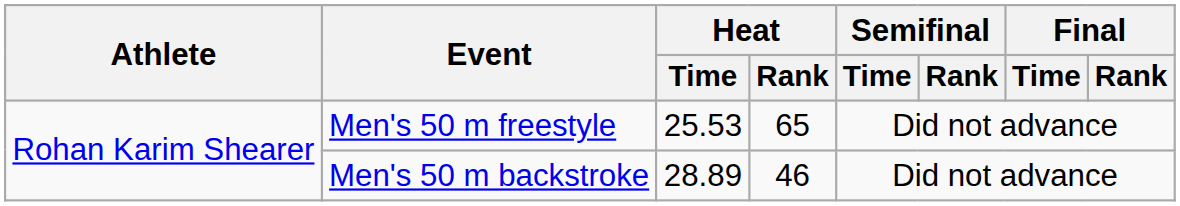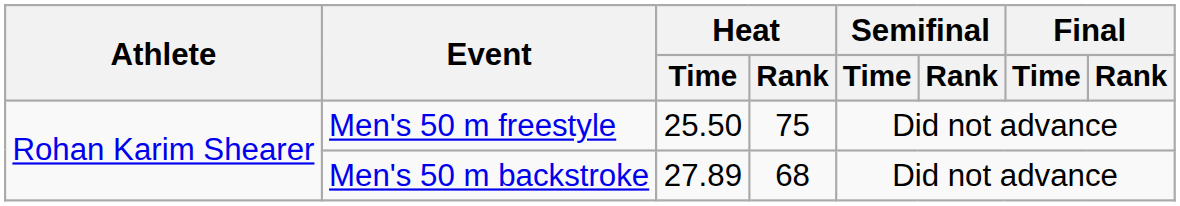(703, 126) 25.53 -> (703, 126) 25.50
(793, 126) 65 -> (793, 126) 75
(703, 175) 28.89 -> (703, 175) 27.89
(793, 175) 46 -> (793, 175) 68
